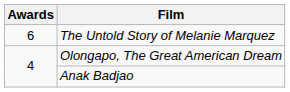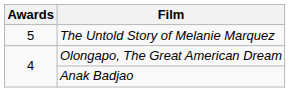(31, 35) 6 -> (31, 35) 5
